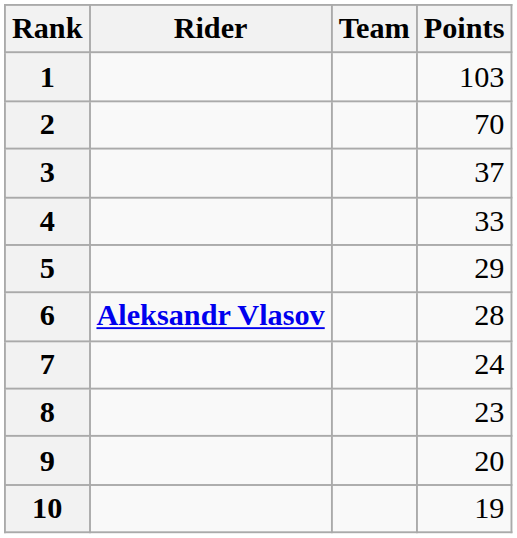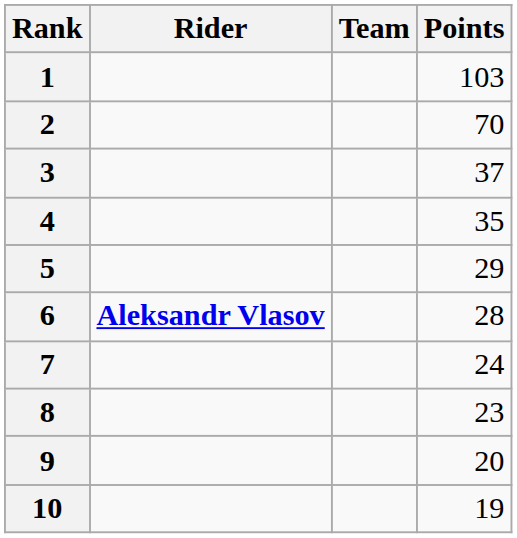(489, 220) 33 -> (489, 220) 35
